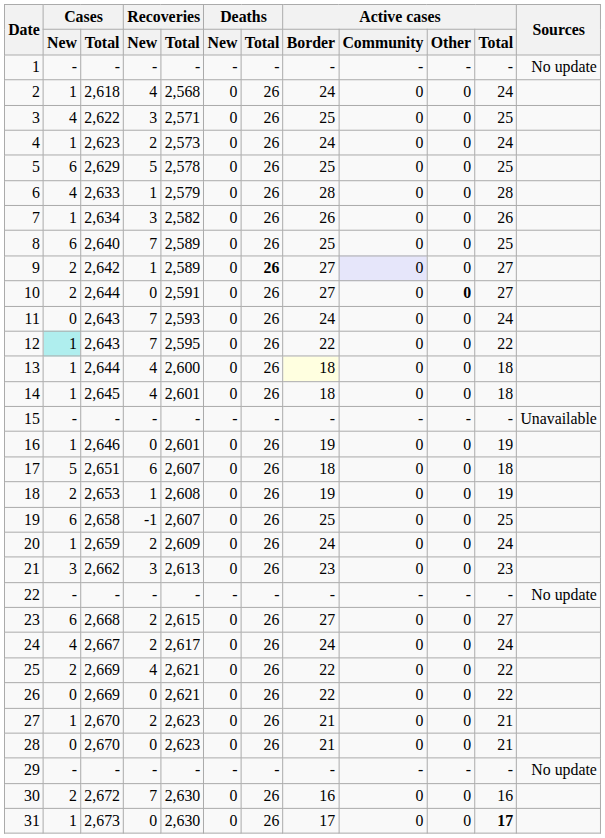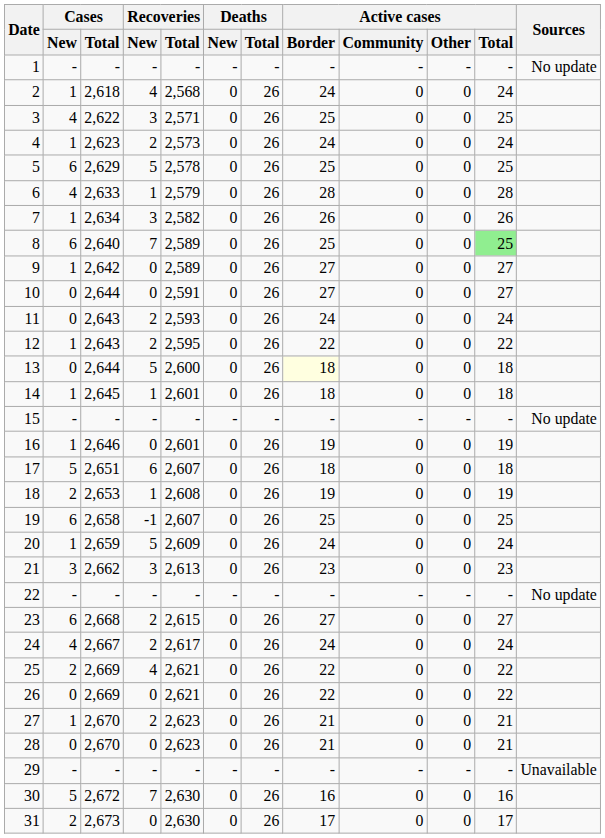(505, 243) no background -> (505, 243) lightgreen background
(73, 268) 2 -> (73, 268) 1
(153, 268) 1 -> (153, 268) 0
(272, 268) bold -> (272, 268) normal
(419, 268) lavender background -> (419, 268) no background
(73, 293) 2 -> (73, 293) 0
(467, 293) bold -> (467, 293) normal
(153, 318) 7 -> (153, 318) 2
(73, 343) paleturquoise background -> (73, 343) no background
(153, 343) 7 -> (153, 343) 2
(73, 368) 1 -> (73, 368) 0
(153, 368) 4 -> (153, 368) 5
(153, 393) 4 -> (153, 393) 1
(559, 419) Unavailable -> (564, 419) No update
(153, 544) 2 -> (153, 544) 5
(564, 770) No update -> (559, 770) Unavailable
(73, 795) 2 -> (73, 795) 5
(73, 820) 1 -> (73, 820) 2
(505, 820) bold -> (505, 820) normal
